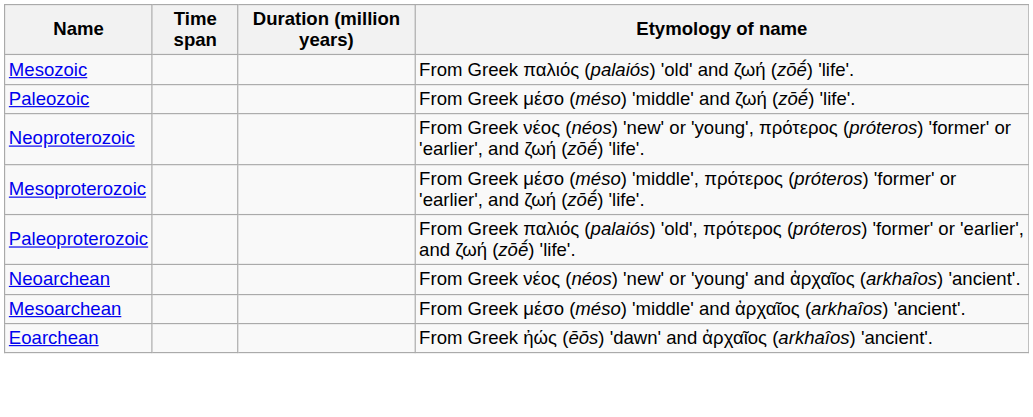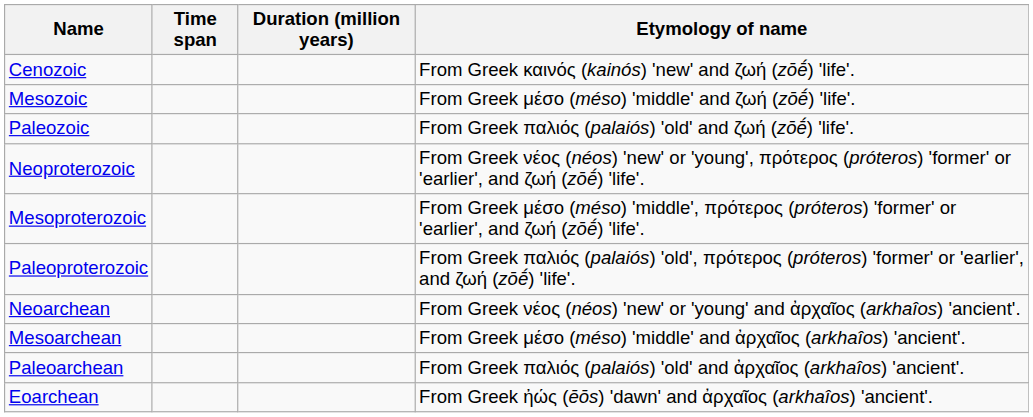+ row: (48, 69)
(637, 69) From Greek παλιός (palaiós) 'old' and ζωή (zōḗ) 'life'. -> (637, 98) From Greek μέσο (méso) 'middle' and ζωή (zōḗ) 'life'.
(637, 98) From Greek μέσο (méso) 'middle' and ζωή (zōḗ) 'life'. -> (637, 128) From Greek παλιός (palaiós) 'old' and ζωή (zōḗ) 'life'.
+ row: (66, 367)
